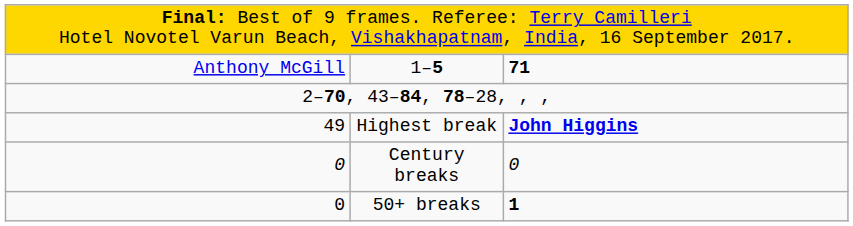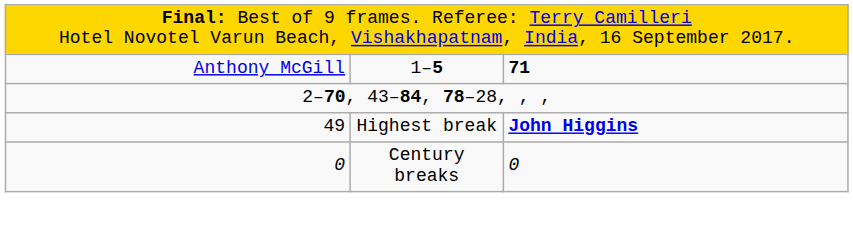- row: (427, 206)
